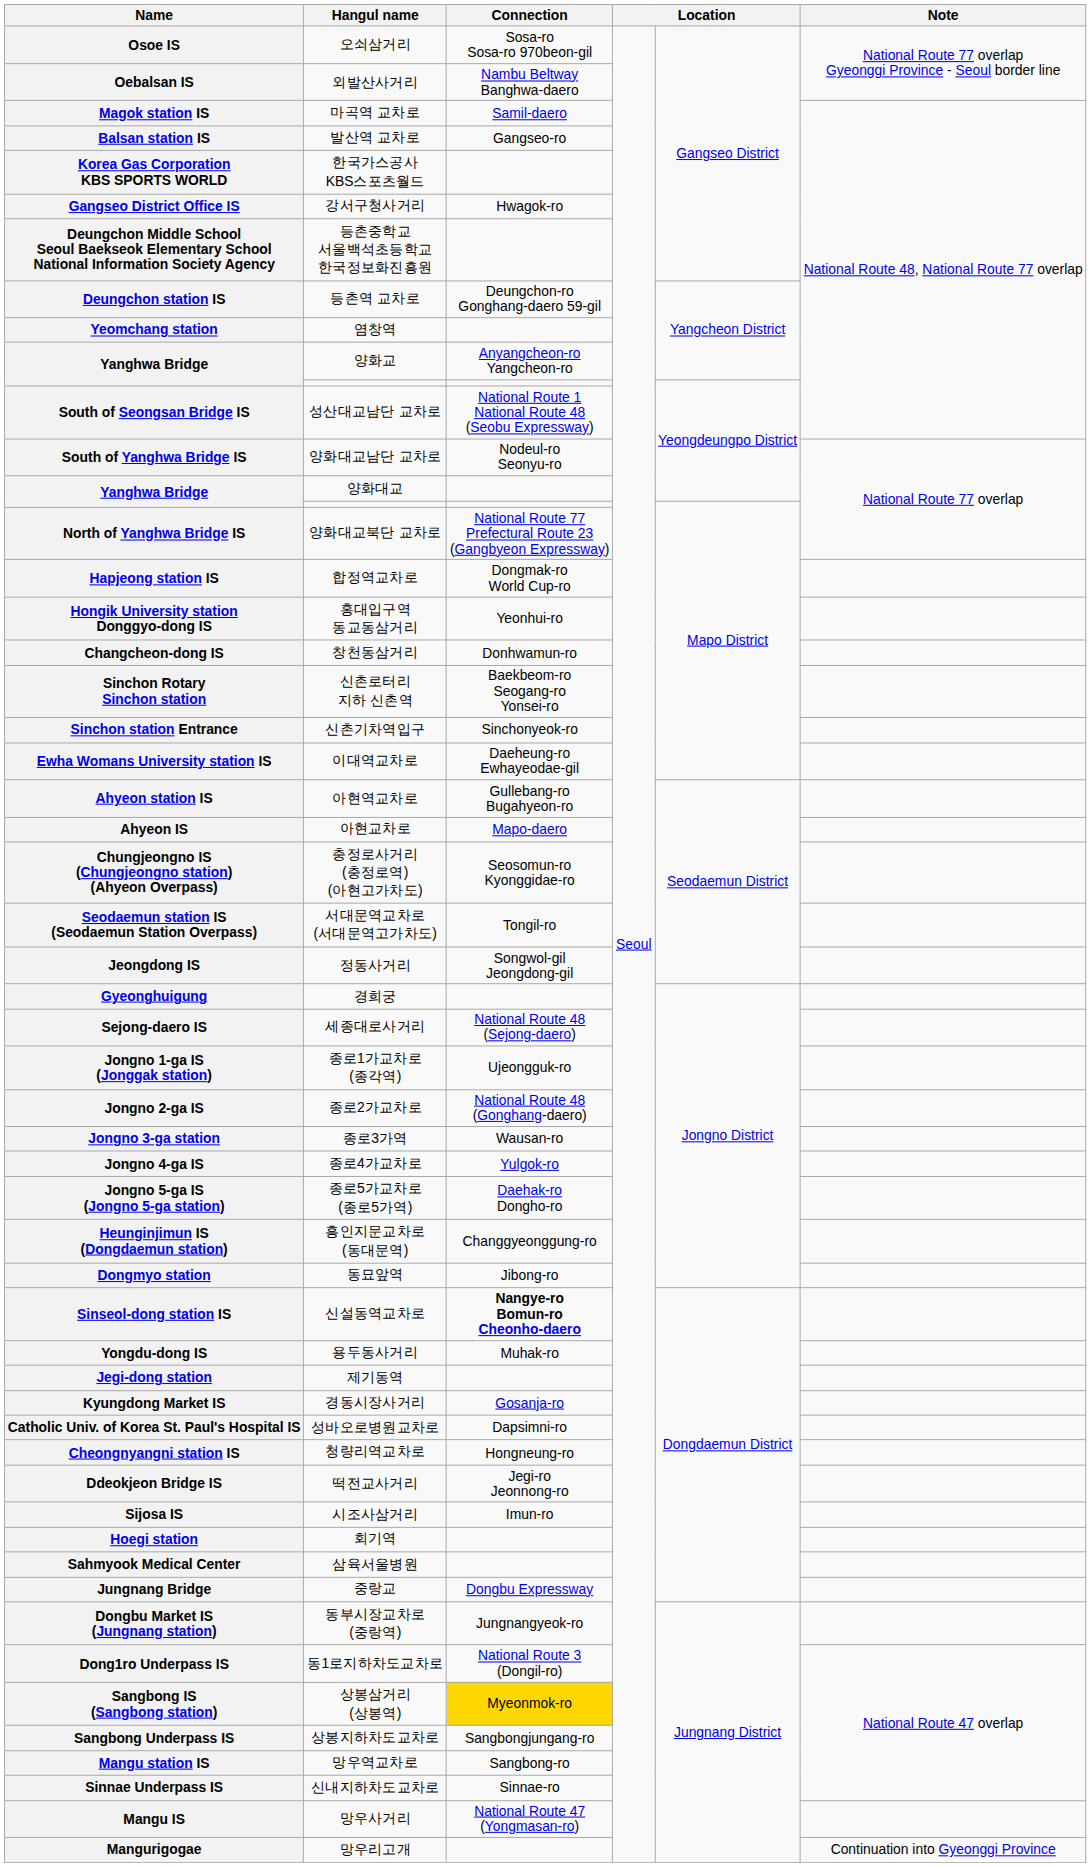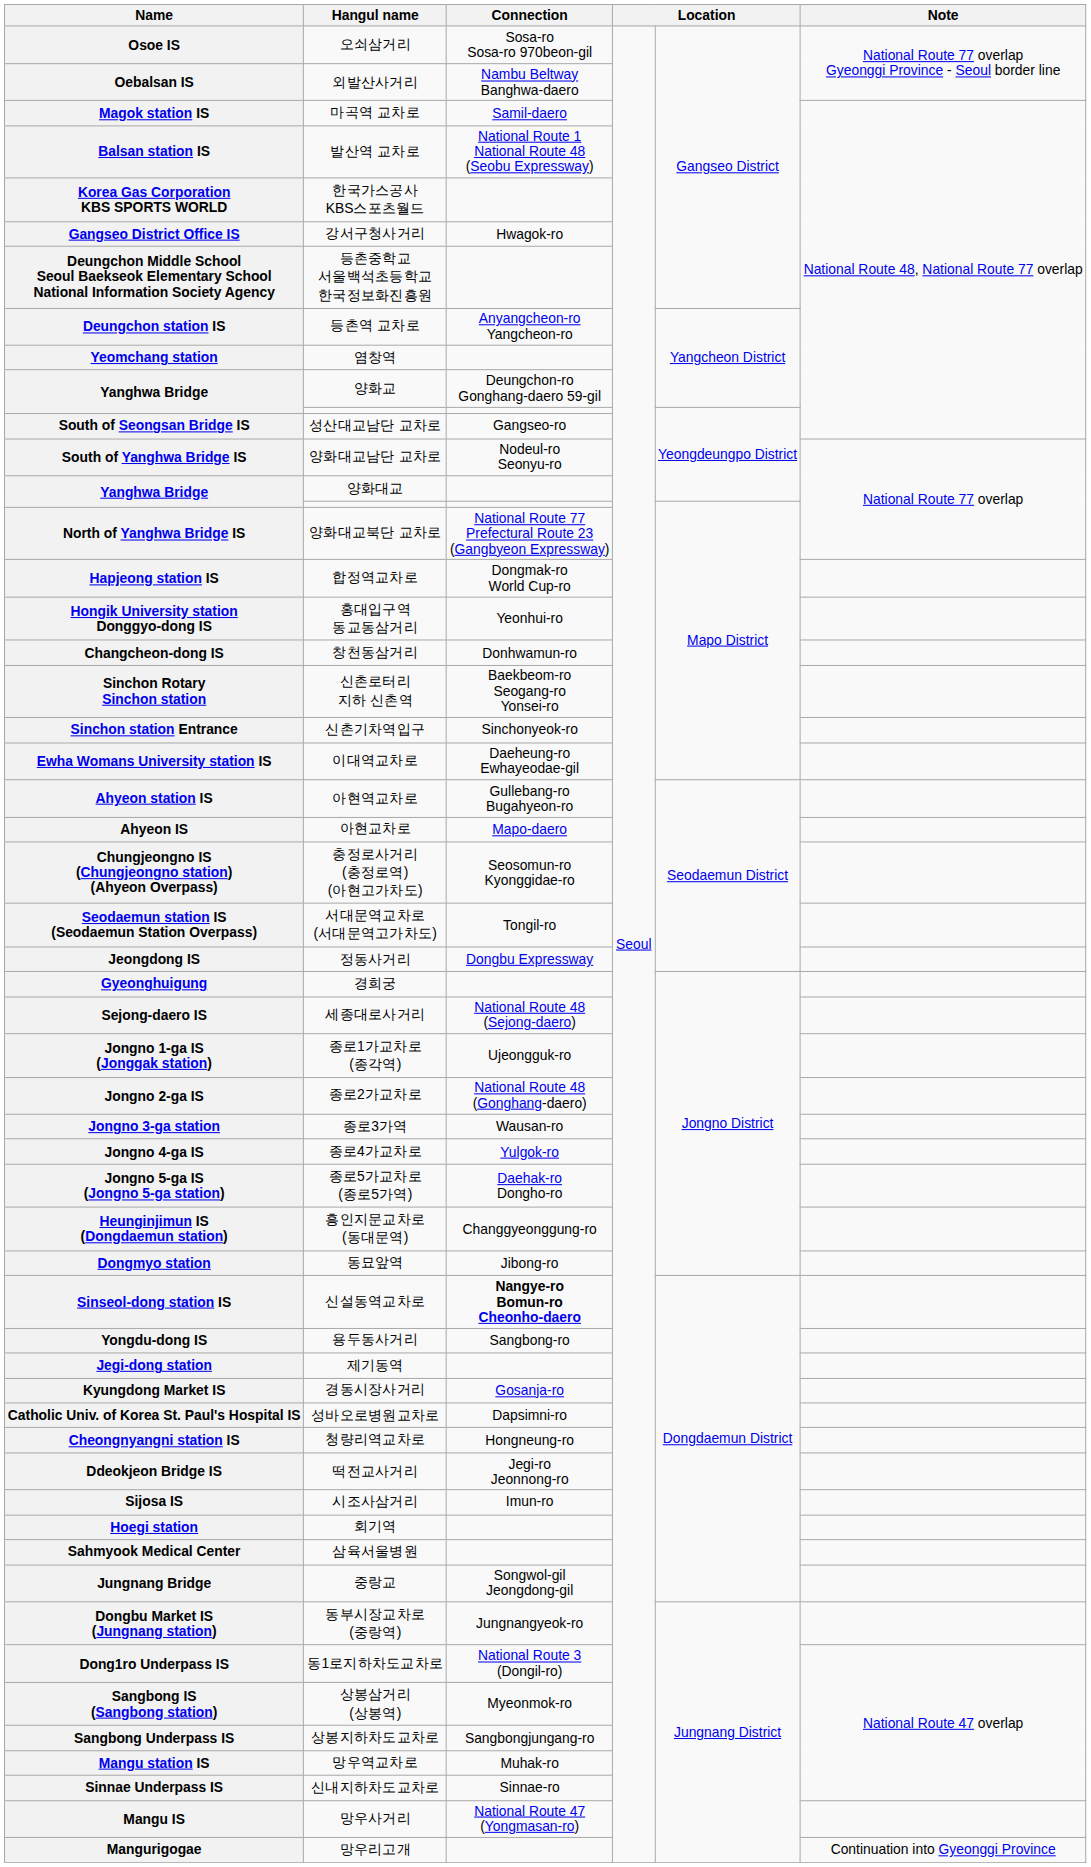(530, 138) Gangseo-ro -> (530, 151) National Route 1 National Route 48 (Seobu Expressway)
(530, 299) Deungchon-ro Gonghang-daero 59-gil -> (530, 326) Anyangcheon-ro Yangcheon-ro
(530, 361) Anyangcheon-ro Yangcheon-ro -> (530, 388) Deungchon-ro Gonghang-daero 59-gil
(530, 412) National Route 1 National Route 48 (Seobu Expressway) -> (530, 426) Gangseo-ro
(530, 965) Songwol-gil Jeongdong-gil -> (530, 959) Dongbu Expressway
(530, 1352) Muhak-ro -> (530, 1340) Sangbong-ro
(530, 1589) Dongbu Expressway -> (530, 1583) Songwol-gil Jeongdong-gil
(530, 1704) gold background -> (530, 1704) no background
(530, 1763) Sangbong-ro -> (530, 1763) Muhak-ro
